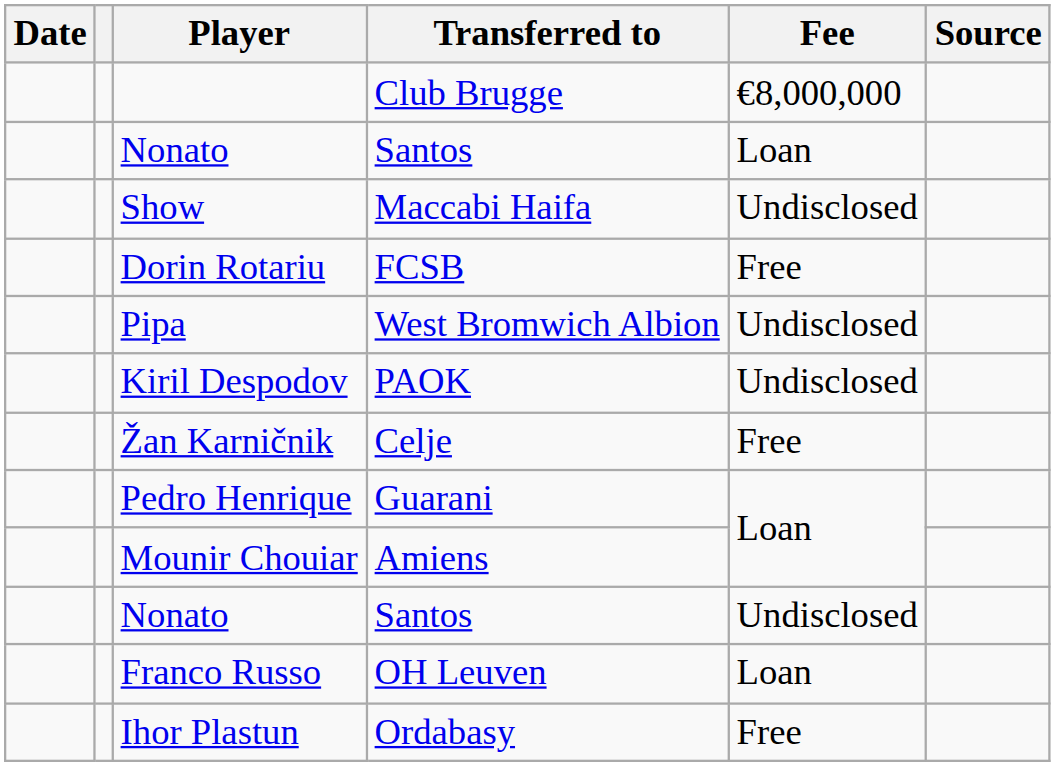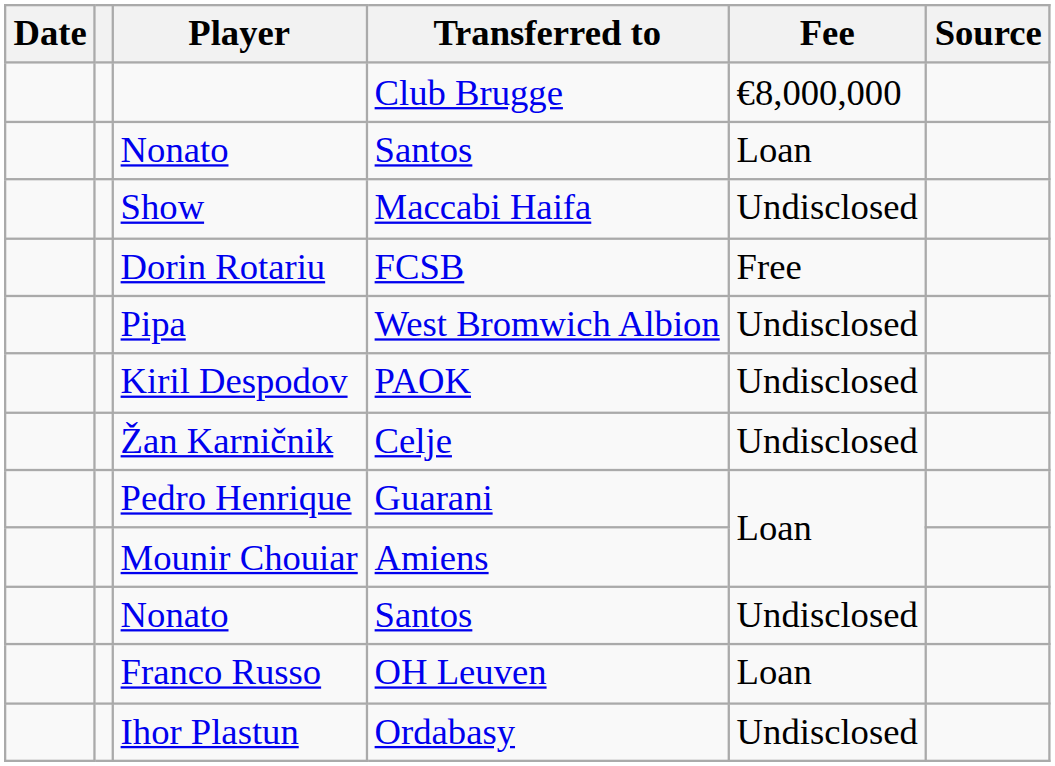(769, 440) Free -> (827, 440) Undisclosed
(769, 730) Free -> (827, 730) Undisclosed
